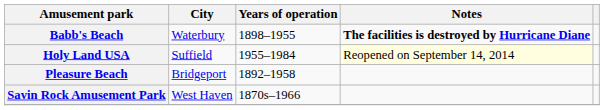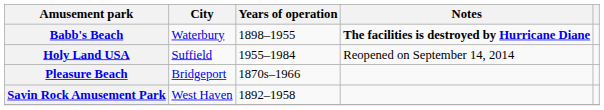(429, 54) lightyellow background -> (429, 54) no background
(267, 74) 1892–1958 -> (269, 74) 1870s–1966
(269, 94) 1870s–1966 -> (267, 94) 1892–1958
